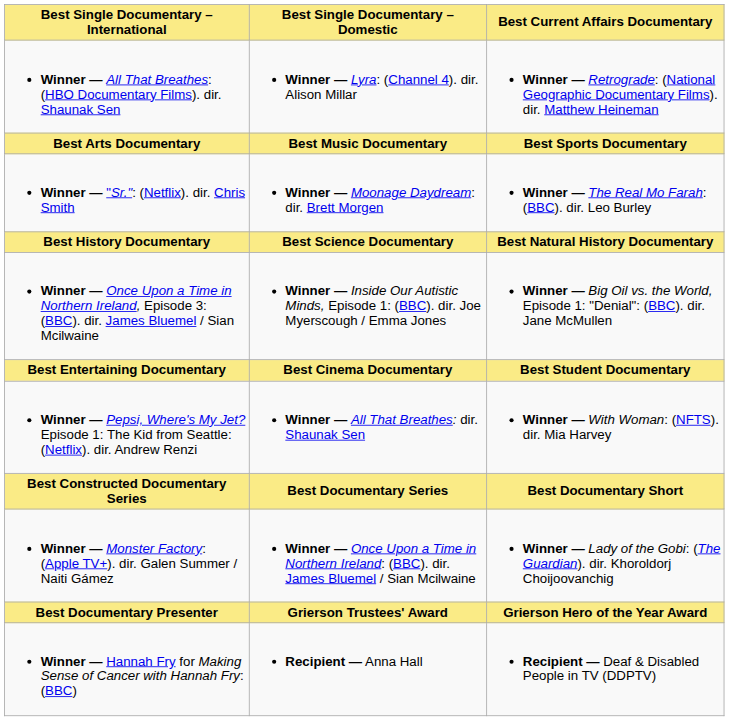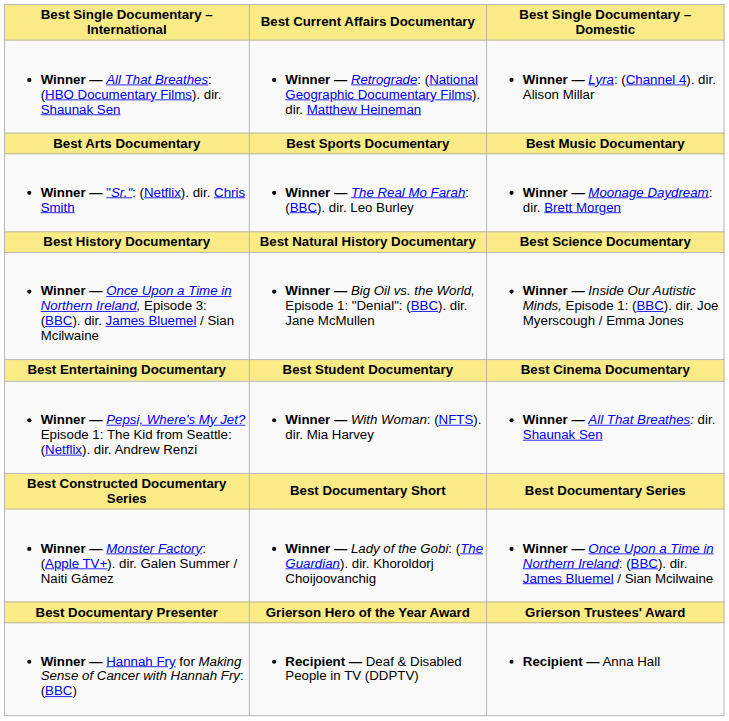columns swapped: (368, 22) <-> (605, 22)
